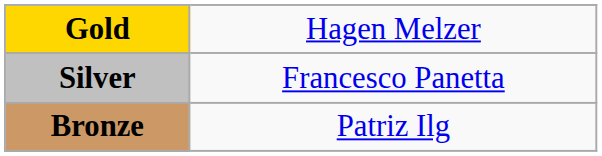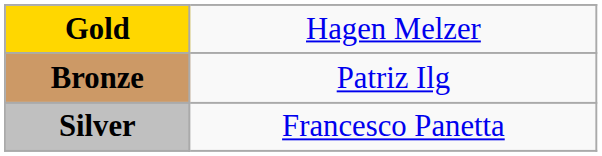rows swapped: (97, 77) <-> (97, 126)
